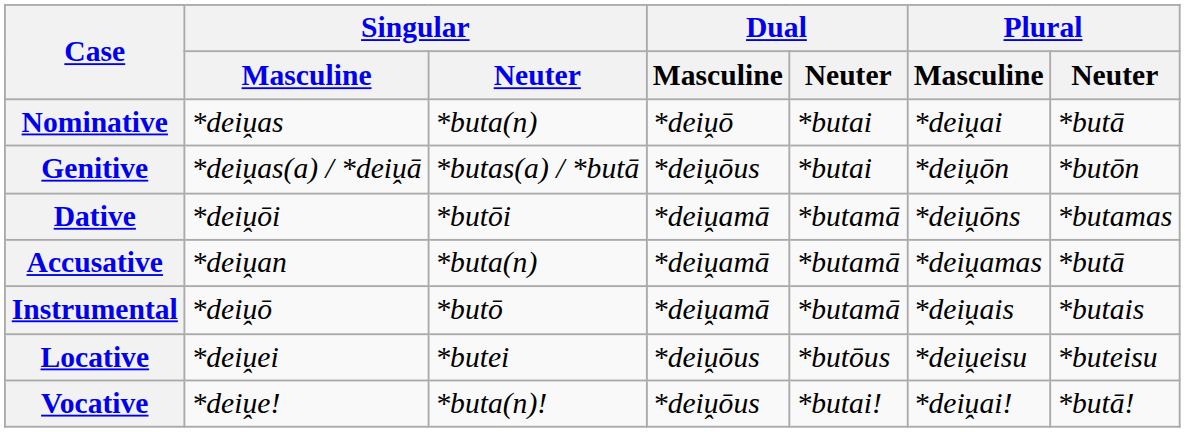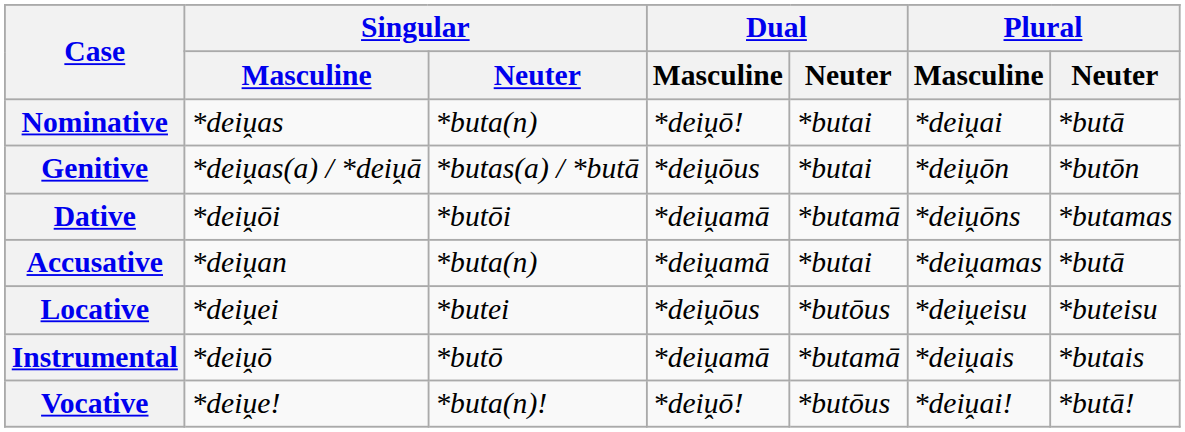(693, 121) *deiṷō -> (698, 121) *deiṷō!
(848, 262) *butamā -> (834, 262) *butai
rows swapped: (95, 309) <-> (95, 356)
(706, 403) *deiṷōus -> (698, 403) *deiṷō!
(839, 403) *butai! -> (843, 403) *butōus
